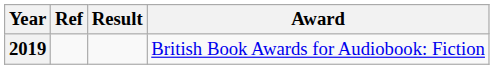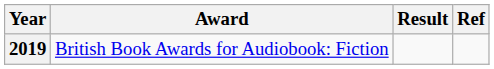columns swapped: (318, 19) <-> (69, 19)
